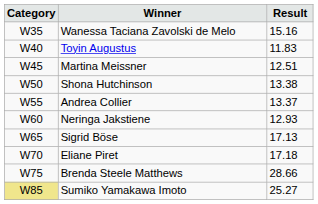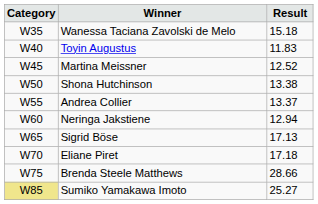(284, 31) 15.16 -> (284, 31) 15.18
(284, 66) 12.51 -> (284, 66) 12.52
(284, 119) 12.93 -> (284, 119) 12.94
